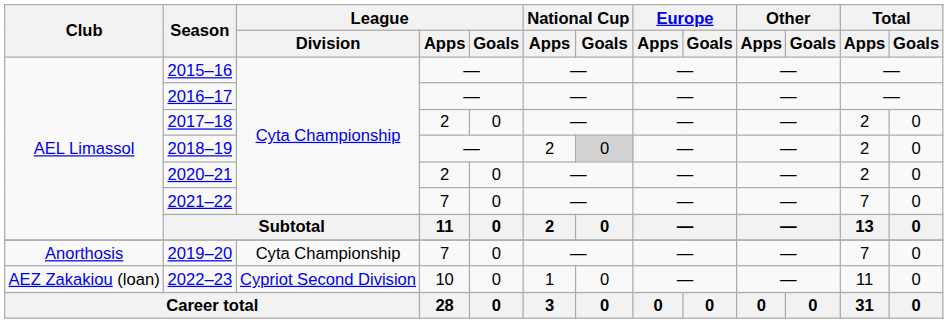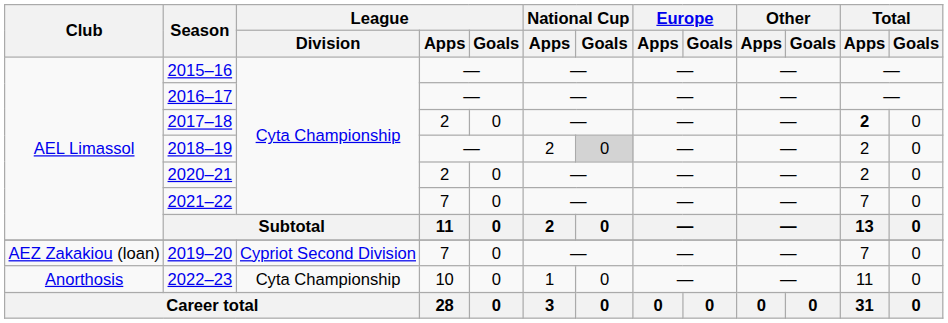(865, 122) normal -> (865, 122) bold
(84, 253) Anorthosis -> (84, 253) AEZ Zakakiou (loan)
(328, 253) Cyta Championship -> (328, 253) Cypriot Second Division
(84, 279) AEZ Zakakiou (loan) -> (84, 279) Anorthosis
(328, 279) Cypriot Second Division -> (328, 279) Cyta Championship
